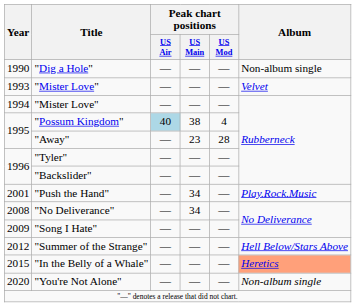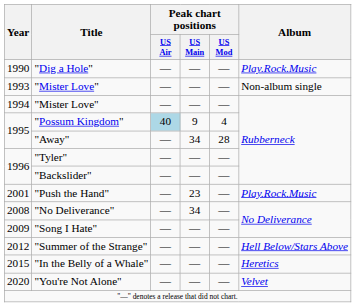(281, 68) Non-album single -> (279, 68) Play.Rock.Music
(255, 86) Velvet -> (281, 86) Non-album single
(195, 122) 38 -> (195, 122) 9
(195, 139) 23 -> (195, 139) 34
(195, 193) 34 -> (195, 193) 23
(260, 264) lightsalmon background -> (260, 264) no background
(281, 281) Non-album single -> (255, 281) Velvet
